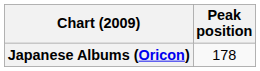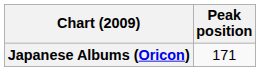(224, 54) 178 -> (224, 54) 171
